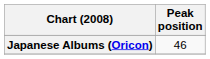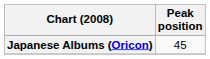(180, 44) 46 -> (180, 44) 45
